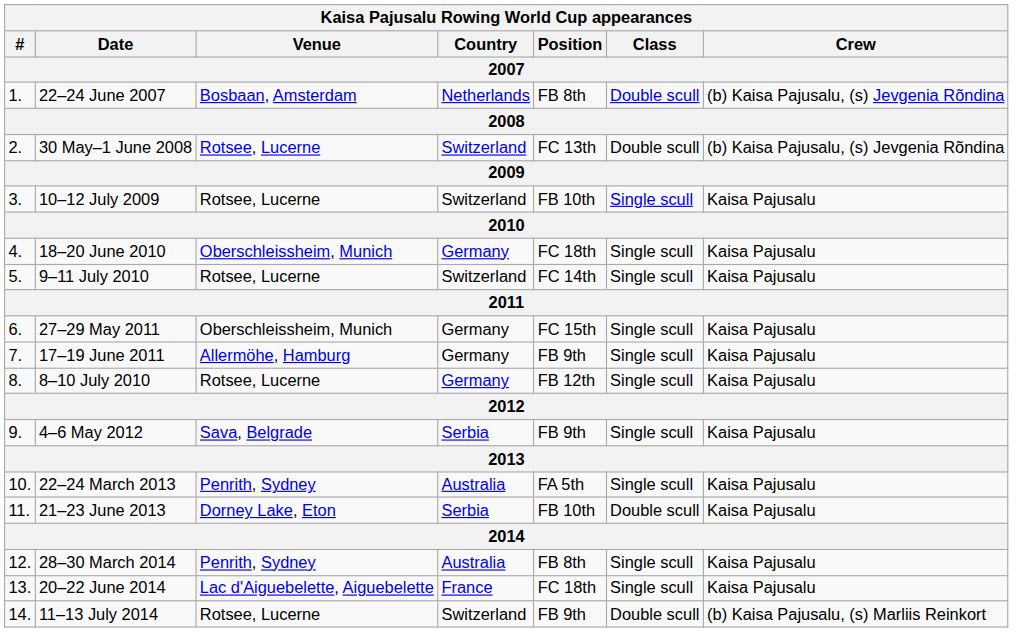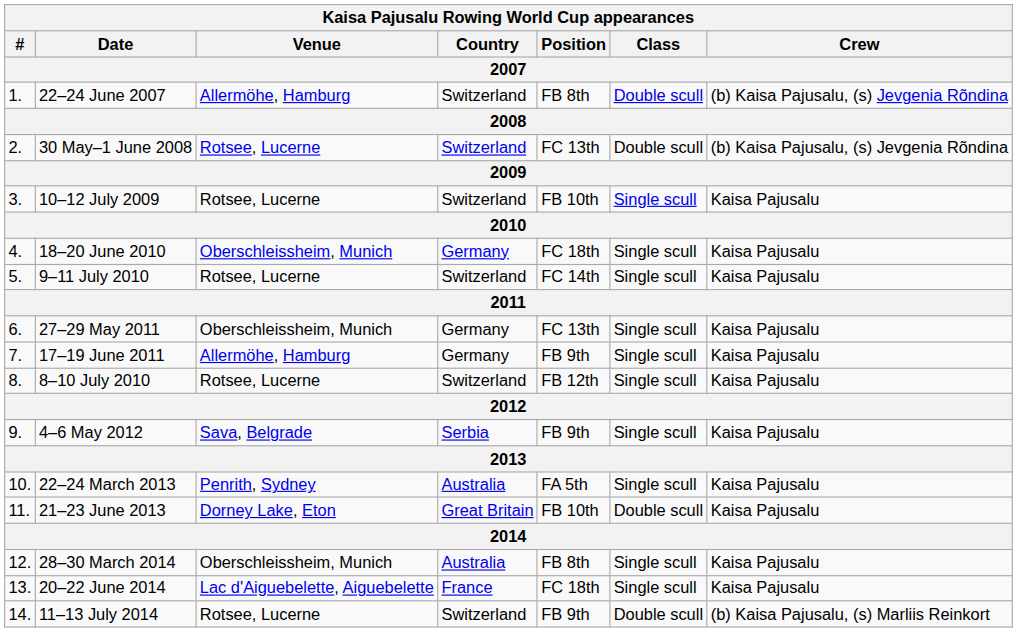(278, 96) Bosbaan, Amsterdam -> (275, 96) Allermöhe, Hamburg
(486, 96) Netherlands -> (484, 96) Switzerland
(567, 329) FC 15th -> (570, 329) FC 13th
(475, 381) Germany -> (484, 381) Switzerland
(465, 511) Serbia -> (488, 511) Great Britain
(258, 563) Penrith, Sydney -> (296, 563) Oberschleissheim, Munich
